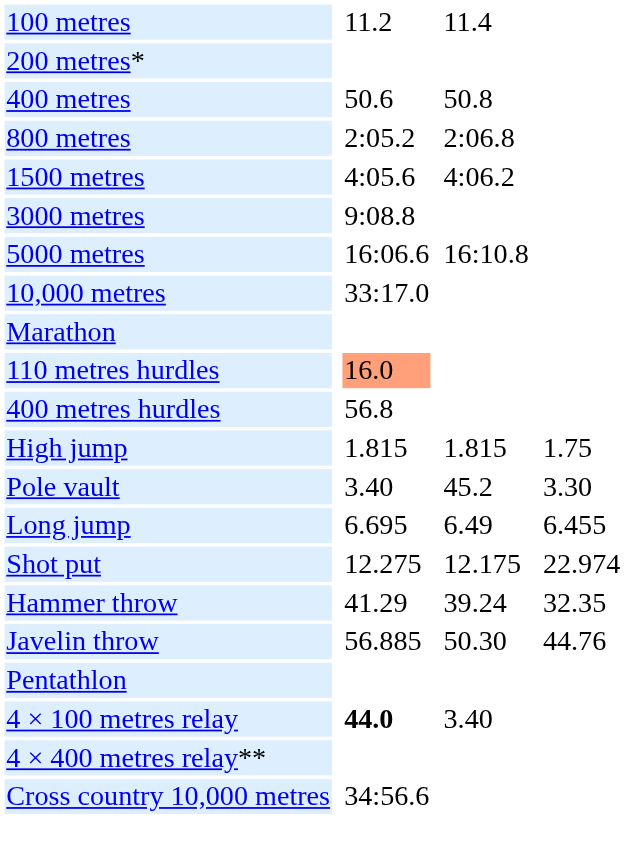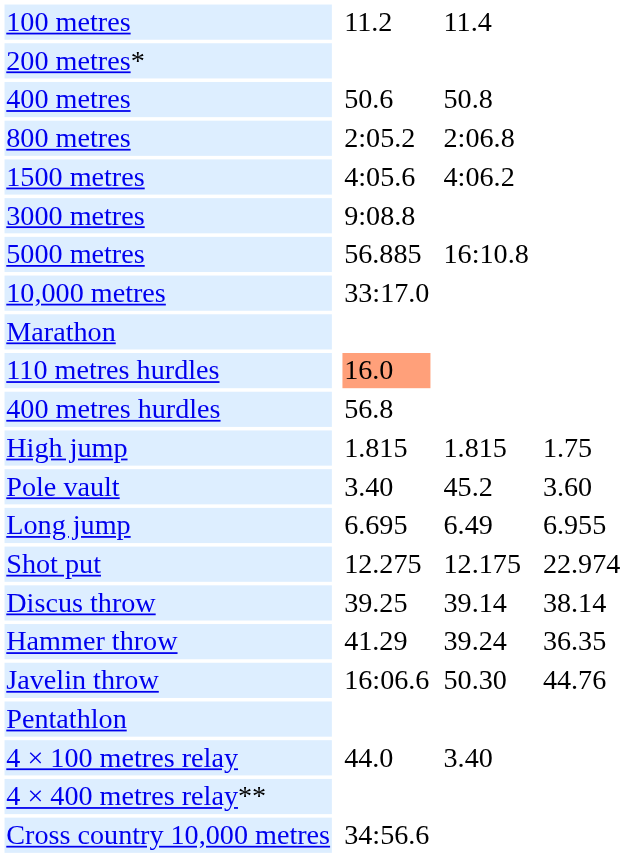(387, 254) 16:06.6 -> (383, 254) 56.885
(568, 486) 3.30 -> (568, 486) 3.60
(575, 525) 6.455 -> (575, 525) 6.955
+ row: (81, 602)
(575, 602) 32.35 -> (575, 641) 36.35
(383, 641) 56.885 -> (387, 679) 16:06.6
(369, 718) bold -> (369, 757) normal
